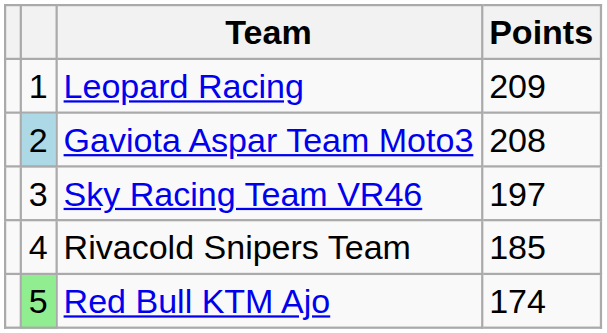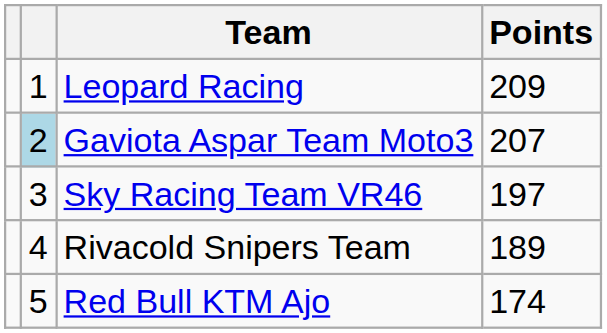(518, 140) 208 -> (518, 140) 207
(518, 248) 185 -> (518, 248) 189
(38, 302) lightgreen background -> (38, 302) no background
